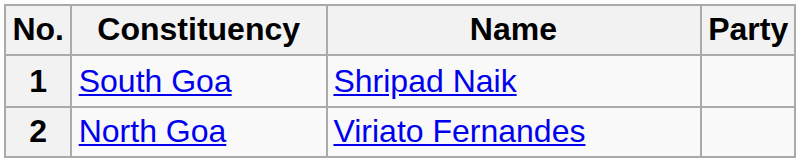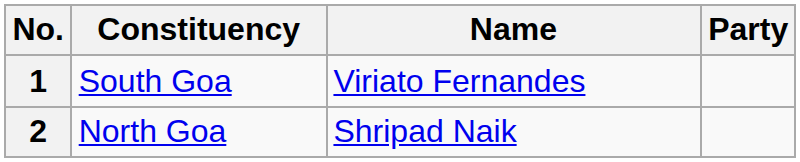(425, 80) Shripad Naik -> (459, 80) Viriato Fernandes
(459, 131) Viriato Fernandes -> (425, 131) Shripad Naik
